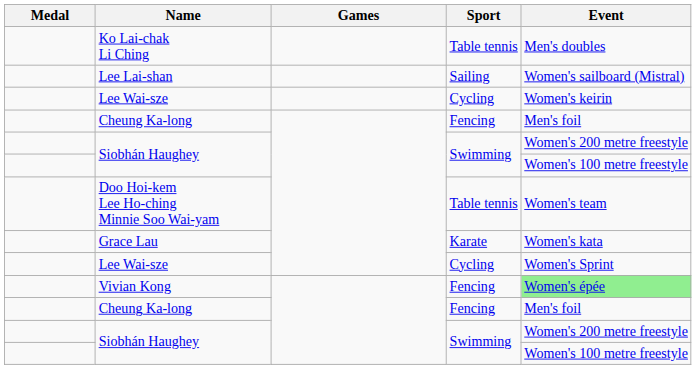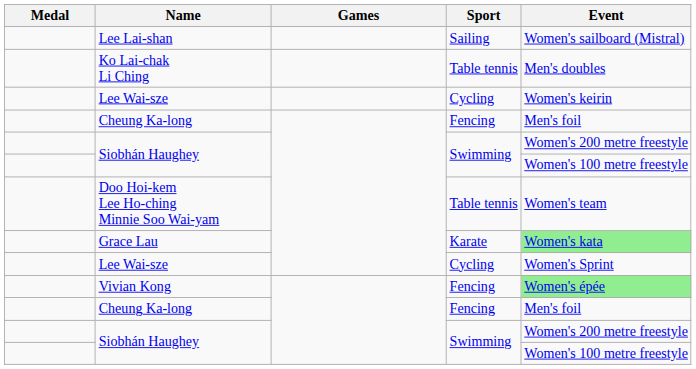rows swapped: (136, 76) <-> (134, 45)
(563, 241) no background -> (563, 241) lightgreen background
